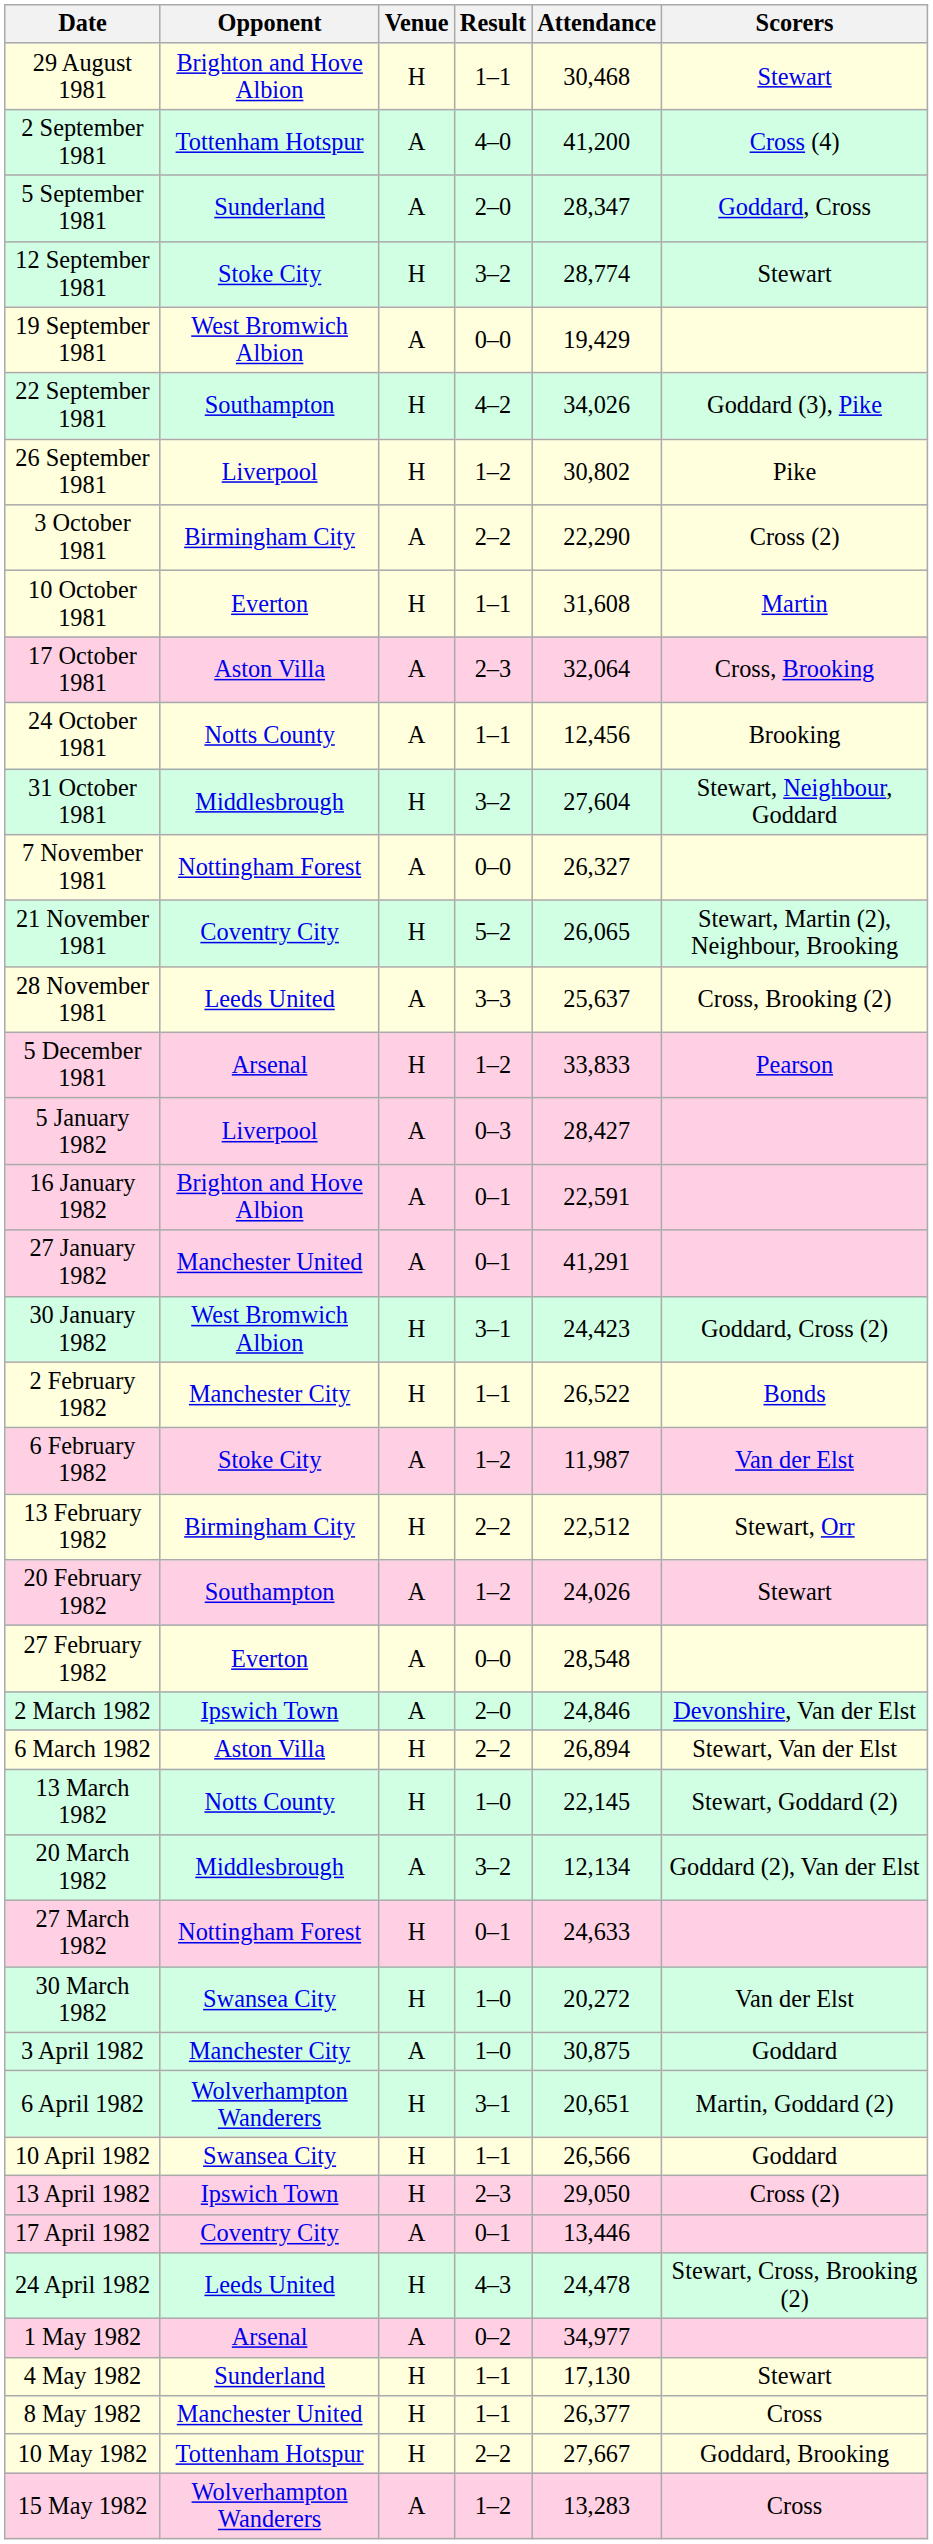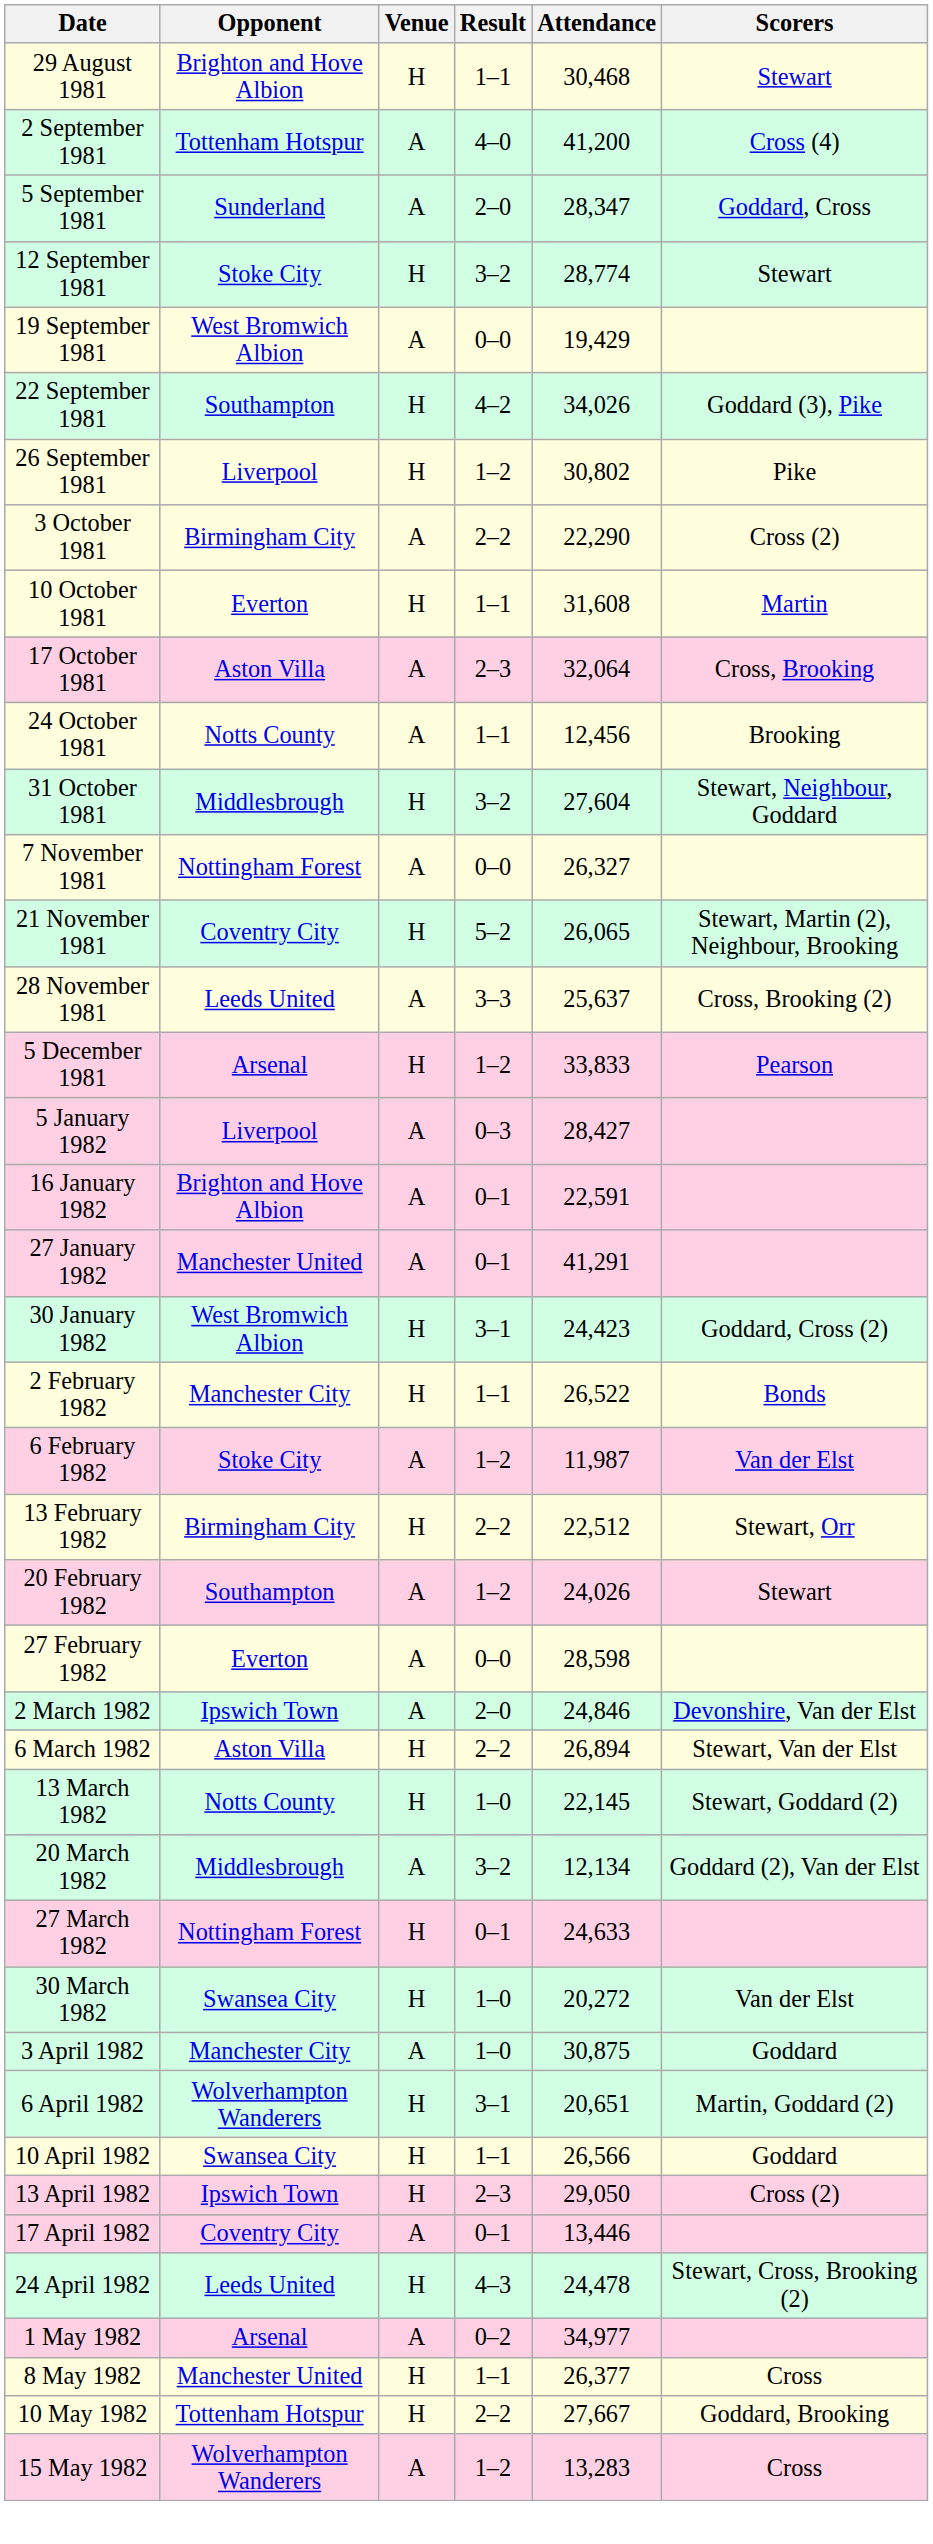(597, 1658) 28,548 -> (597, 1658) 28,598
- row: (82, 2376)
